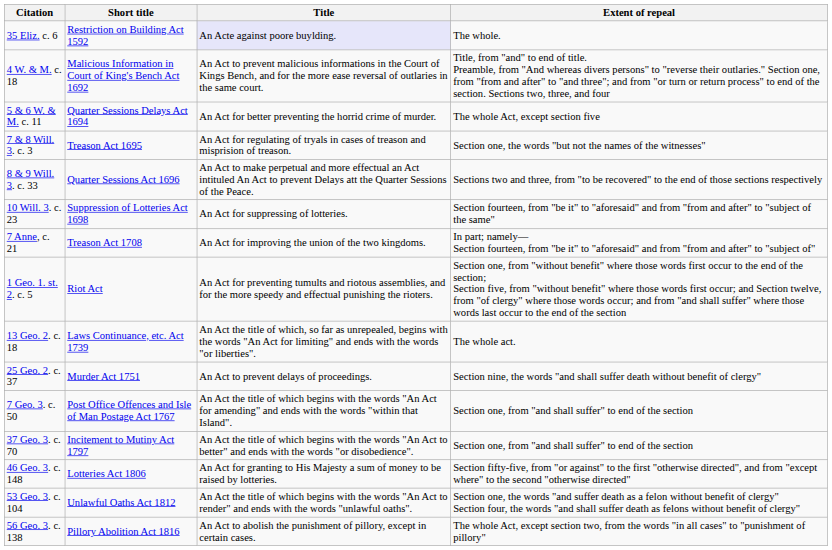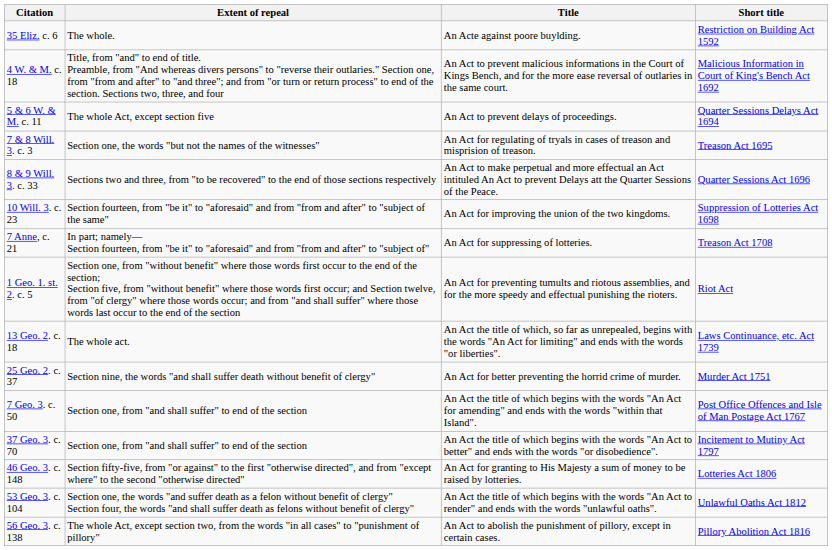columns swapped: (131, 12) <-> (639, 12)
(268, 35) lavender background -> (512, 35) no background
(318, 116) An Act for better preventing the horrid crime of murder. -> (530, 116) An Act to prevent delays of proceedings.
(273, 214) An Act for suppressing of lotteries. -> (557, 214) An Act for improving the union of the two kingdoms.
(313, 242) An Act for improving the union of the two kingdoms. -> (518, 242) An Act for suppressing of lotteries.
(286, 376) An Act to prevent delays of proceedings. -> (562, 376) An Act for better preventing the horrid crime of murder.
